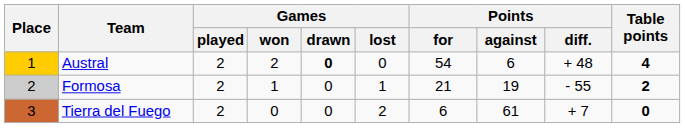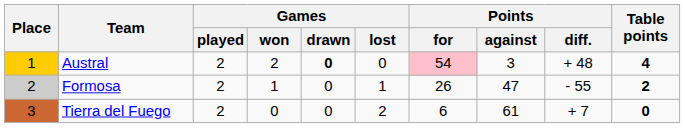(443, 63) no background -> (443, 63) pink background
(511, 63) 6 -> (511, 63) 3
(443, 87) 21 -> (443, 87) 26
(511, 87) 19 -> (511, 87) 47
